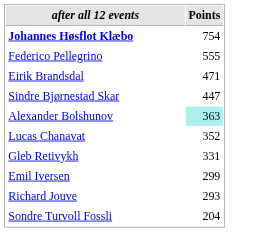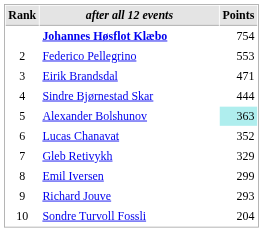+ column: (22, 15)
(211, 56) 555 -> (245, 56) 553
(211, 96) 447 -> (245, 96) 444
(211, 156) 331 -> (245, 156) 329
